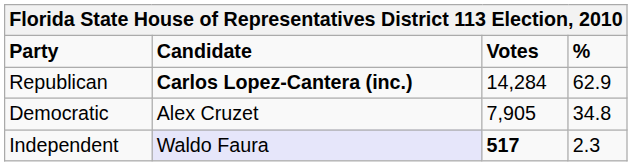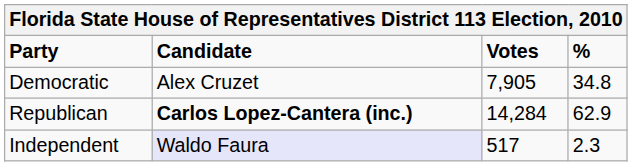rows swapped: (58, 82) <-> (59, 113)
(503, 144) bold -> (503, 144) normal
